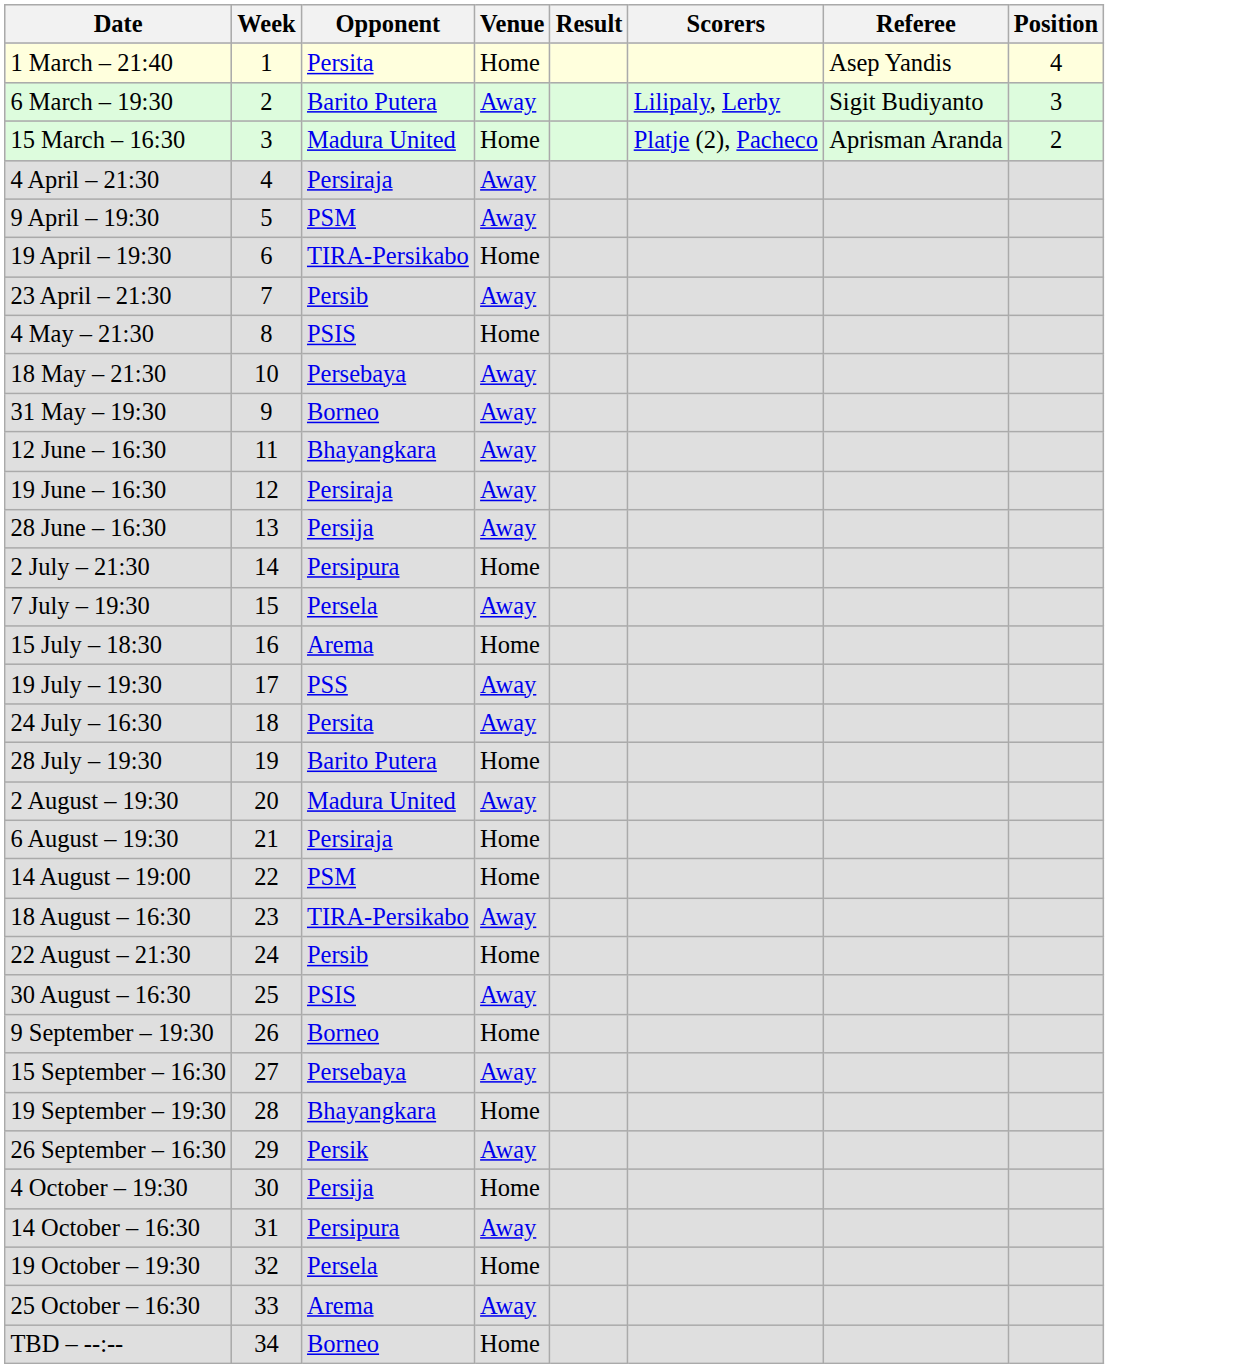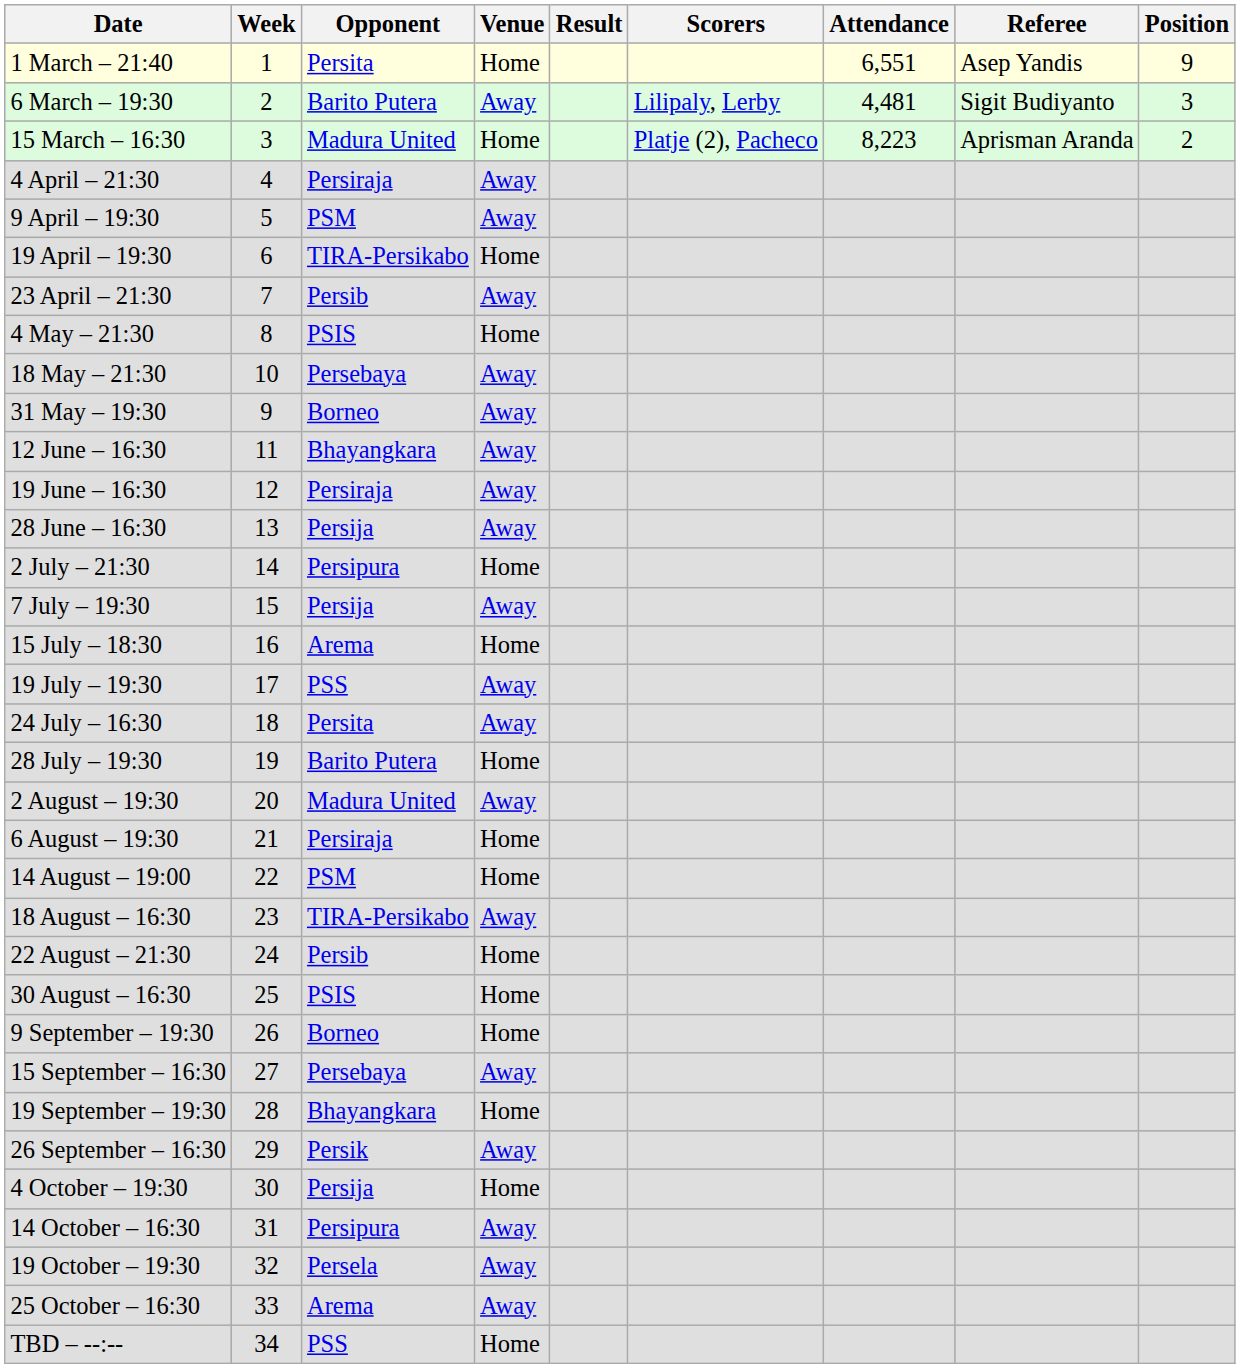+ column: (889, 23)
(1056, 62) 4 -> (1187, 62) 9
(342, 606) Persela -> (340, 606) Persija
(508, 994) Away -> (510, 994) Home
(510, 1266) Home -> (508, 1266) Away
(343, 1343) Borneo -> (327, 1343) PSS
